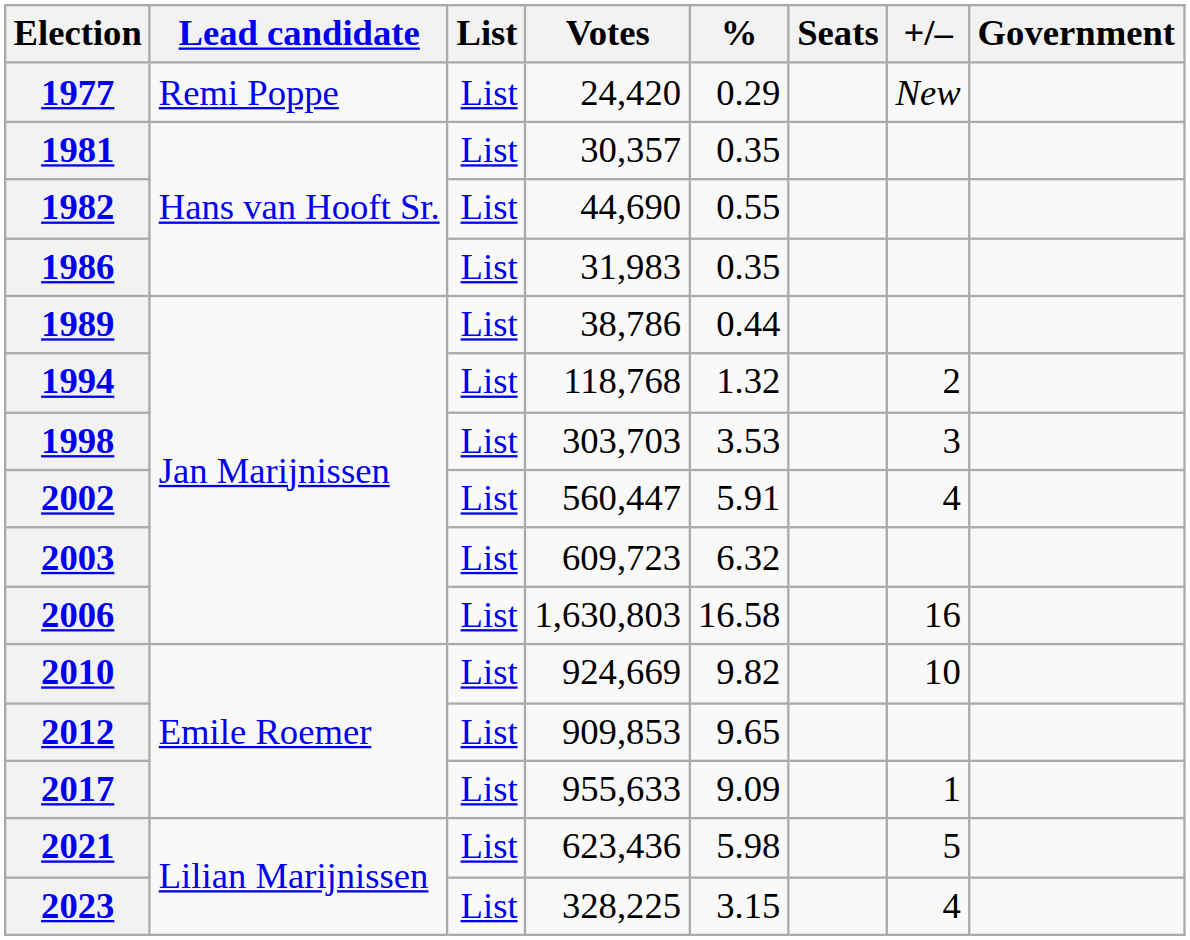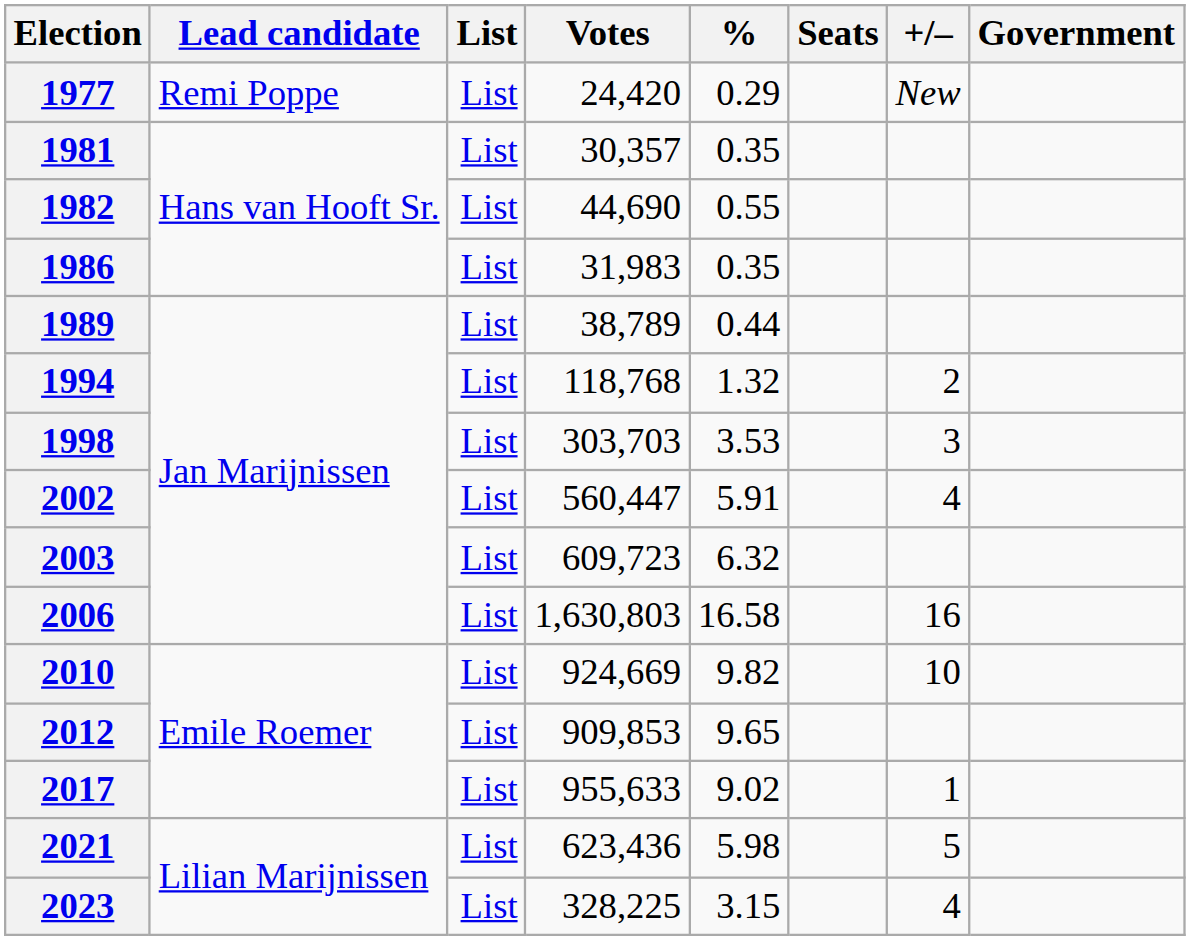(631, 324) 38,786 -> (631, 324) 38,789
(748, 788) 9.09 -> (748, 788) 9.02
